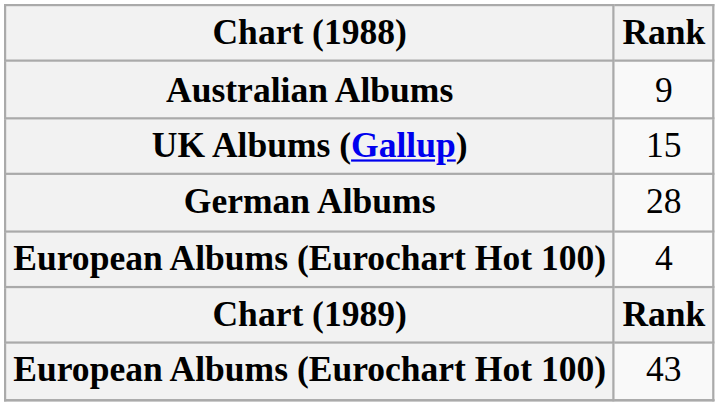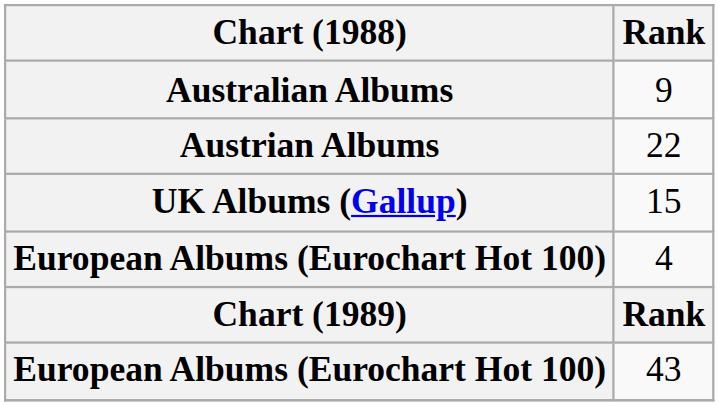+ row: (664, 145)
- row: (664, 201)
